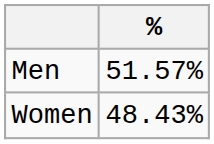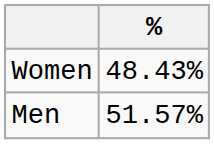rows swapped: (36, 71) <-> (52, 115)
